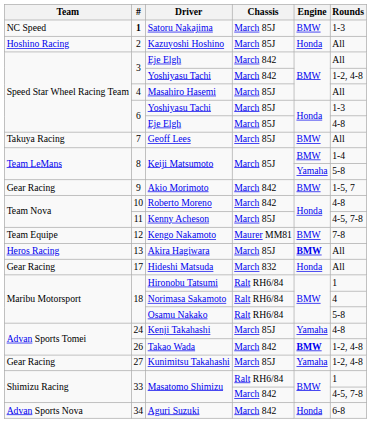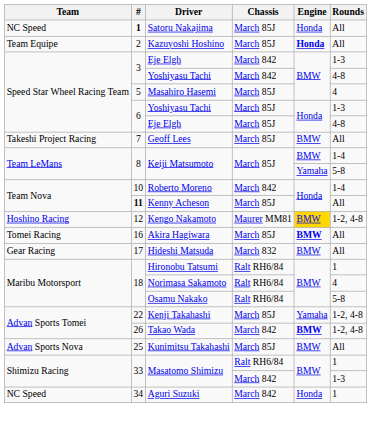(309, 27) BMW -> (309, 27) Honda
(339, 27) 1-3 -> (338, 27) All
(38, 43) Hoshino Racing -> (32, 43) Team Equipe
(309, 43) normal -> (310, 43) bold
(338, 59) All -> (339, 59) 1-3
(348, 75) 1-2, 4-8 -> (339, 75) 4-8
(138, 91) 4 -> (138, 91) 5
(338, 91) All -> (335, 91) 4
(36, 139) Takuya Racing -> (51, 139) Takeshi Project Racing
- row: (178, 187)
(339, 203) 4-8 -> (339, 187) 1-4
(138, 219) normal -> (138, 203) bold
(348, 219) 4-5, 7-8 -> (338, 203) All
(32, 235) Team Equipe -> (38, 219) Hoshino Racing
(309, 235) no background -> (309, 219) gold background
(339, 235) 7-8 -> (348, 219) 1-2, 4-8
(33, 251) Heros Racing -> (34, 235) Tomei Racing
(138, 251) 13 -> (138, 235) 16
(309, 266) Honda -> (309, 251) BMW
(138, 330) 24 -> (138, 314) 22
(339, 330) 4-8 -> (348, 314) 1-2, 4-8
(31, 362) Gear Racing -> (45, 346) Advan Sports Nova
(138, 362) 27 -> (138, 346) 25
(312, 362) Yamaha -> (309, 346) BMW
(348, 362) 1-2, 4-8 -> (338, 346) All
(348, 394) 4-5, 7-8 -> (339, 378) 1-3
(45, 410) Advan Sports Nova -> (26, 394) NC Speed
(339, 410) 6-8 -> (335, 394) 1
